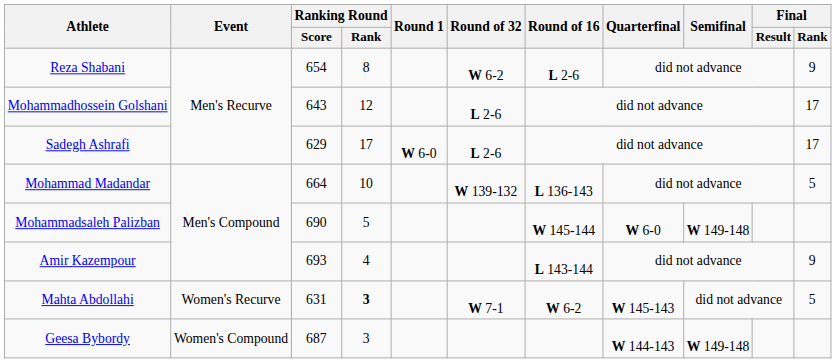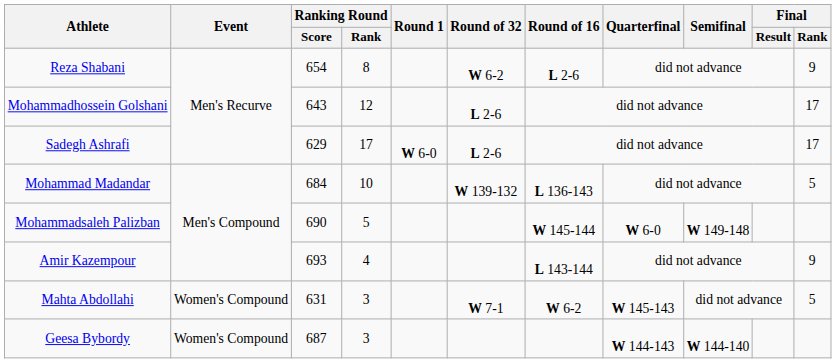(316, 184) 664 -> (316, 184) 684
(231, 300) Women's Recurve -> (231, 300) Women's Compound
(366, 300) bold -> (366, 300) normal
(718, 347) W 149-148 -> (718, 347) W 144-140
